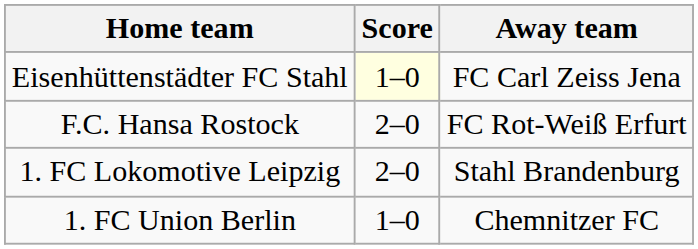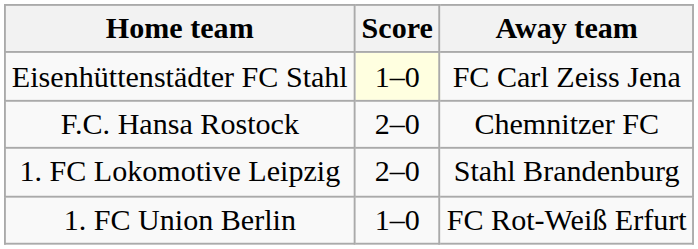(567, 123) FC Rot-Weiß Erfurt -> (567, 123) Chemnitzer FC
(567, 219) Chemnitzer FC -> (567, 219) FC Rot-Weiß Erfurt
